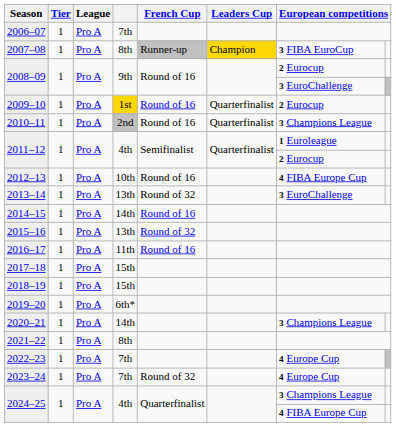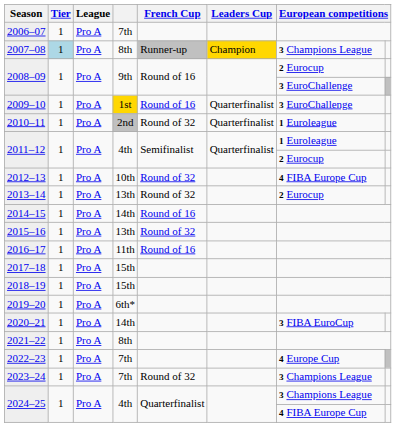(61, 49) no background -> (61, 49) lightblue background
(316, 49) 3 FIBA EuroCup -> (325, 49) 3 Champions League
(301, 104) 2 Eurocup -> (316, 104) 3 EuroChallenge
(168, 122) Round of 16 -> (168, 122) Round of 32
(325, 122) 3 Champions League -> (308, 122) 1 Euroleague
(168, 176) Round of 16 -> (168, 176) Round of 32
(316, 194) 3 EuroChallenge -> (301, 194) 2 Eurocup
(325, 322) 3 Champions League -> (316, 322) 3 FIBA EuroCup
(309, 376) 4 Europe Cup -> (325, 376) 3 Champions League
